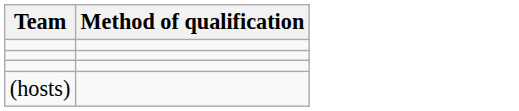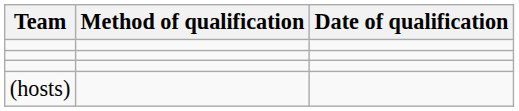+ column: (411, 22)
